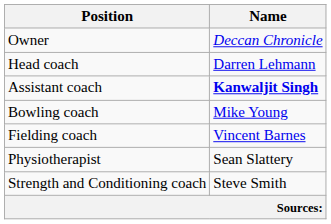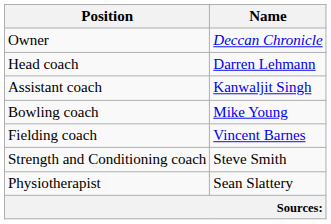(266, 87) bold -> (262, 87) normal
rows swapped: (54, 159) <-> (107, 183)
